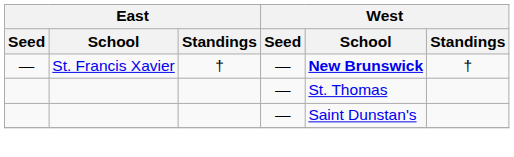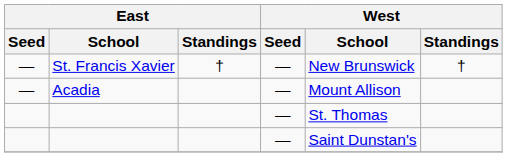(366, 66) bold -> (361, 66) normal
+ row: (27, 90)
